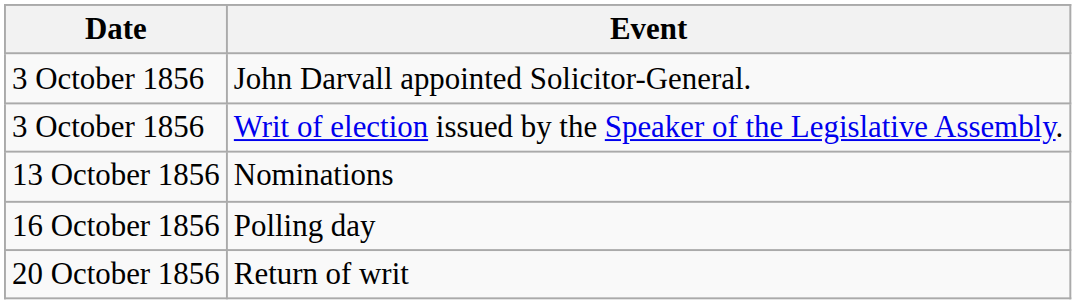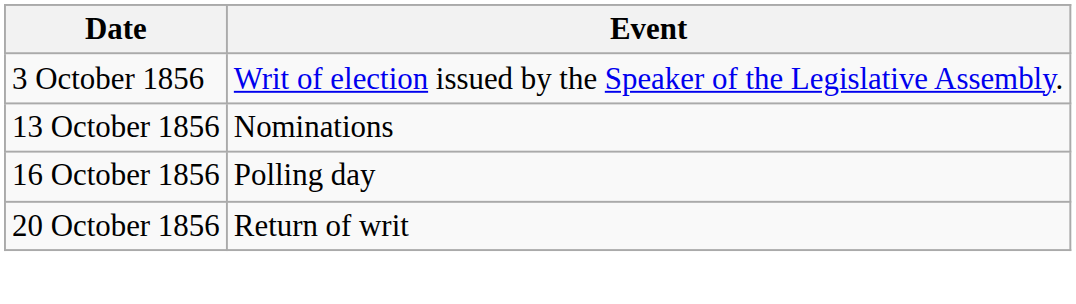- row: (493, 77)
